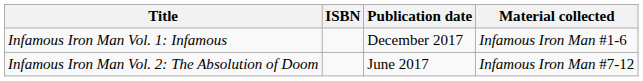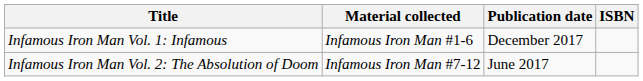columns swapped: (557, 16) <-> (343, 16)
